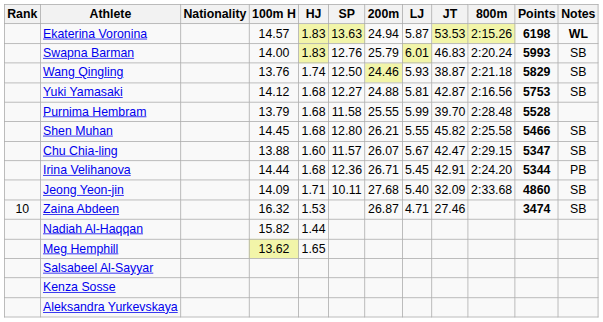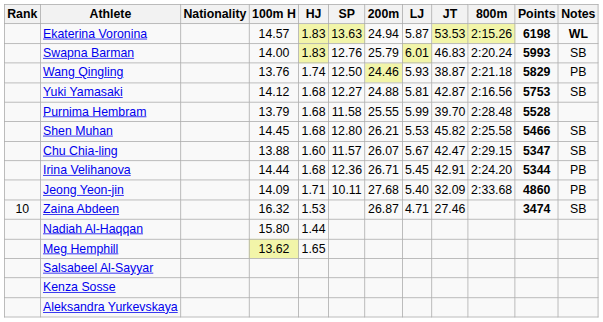(578, 72) SB -> (578, 72) PB
(417, 131) 5.55 -> (417, 131) 5.53
(578, 190) SB -> (578, 190) PB
(274, 229) 15.82 -> (274, 229) 15.80
